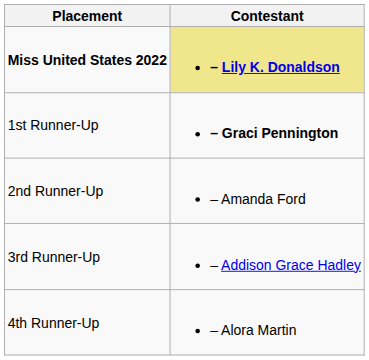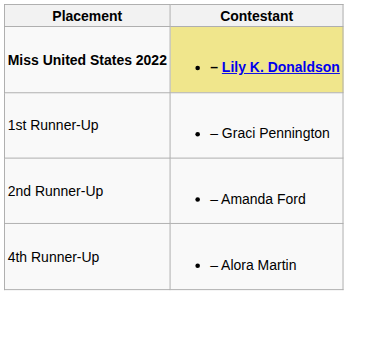(267, 133) bold -> (257, 133) normal
- row: (54, 257)
